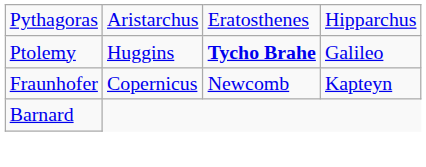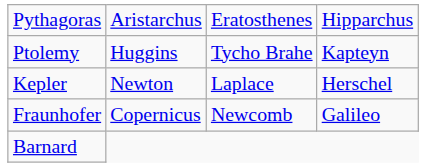(262, 51) bold -> (262, 51) normal
(354, 51) Galileo -> (355, 51) Kapteyn
+ row: (40, 83)
(359, 83) Kapteyn -> (351, 114) Galileo
